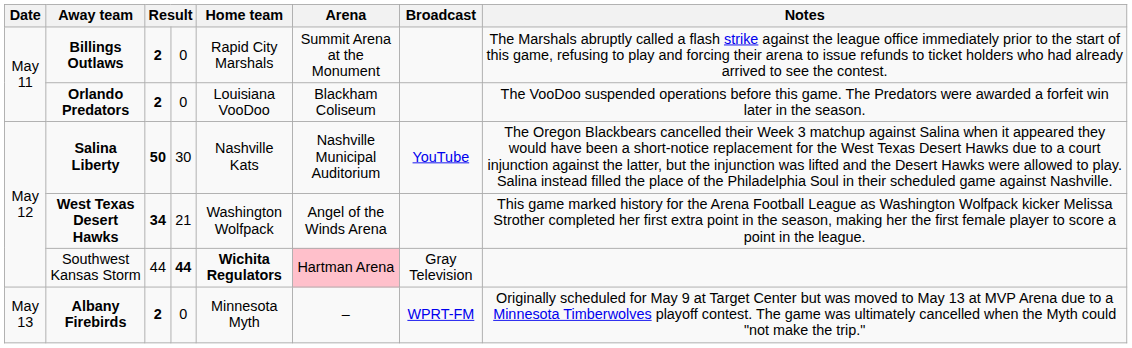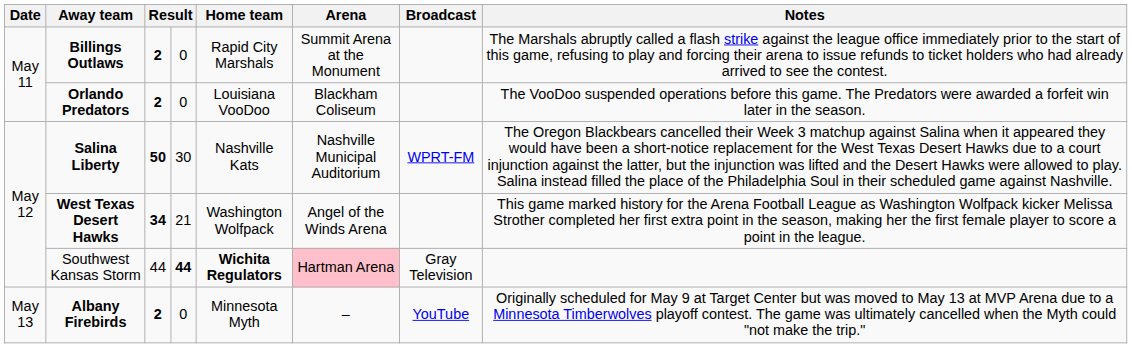(441, 157) YouTube -> (441, 157) WPRT-FM
(441, 314) WPRT-FM -> (441, 314) YouTube
